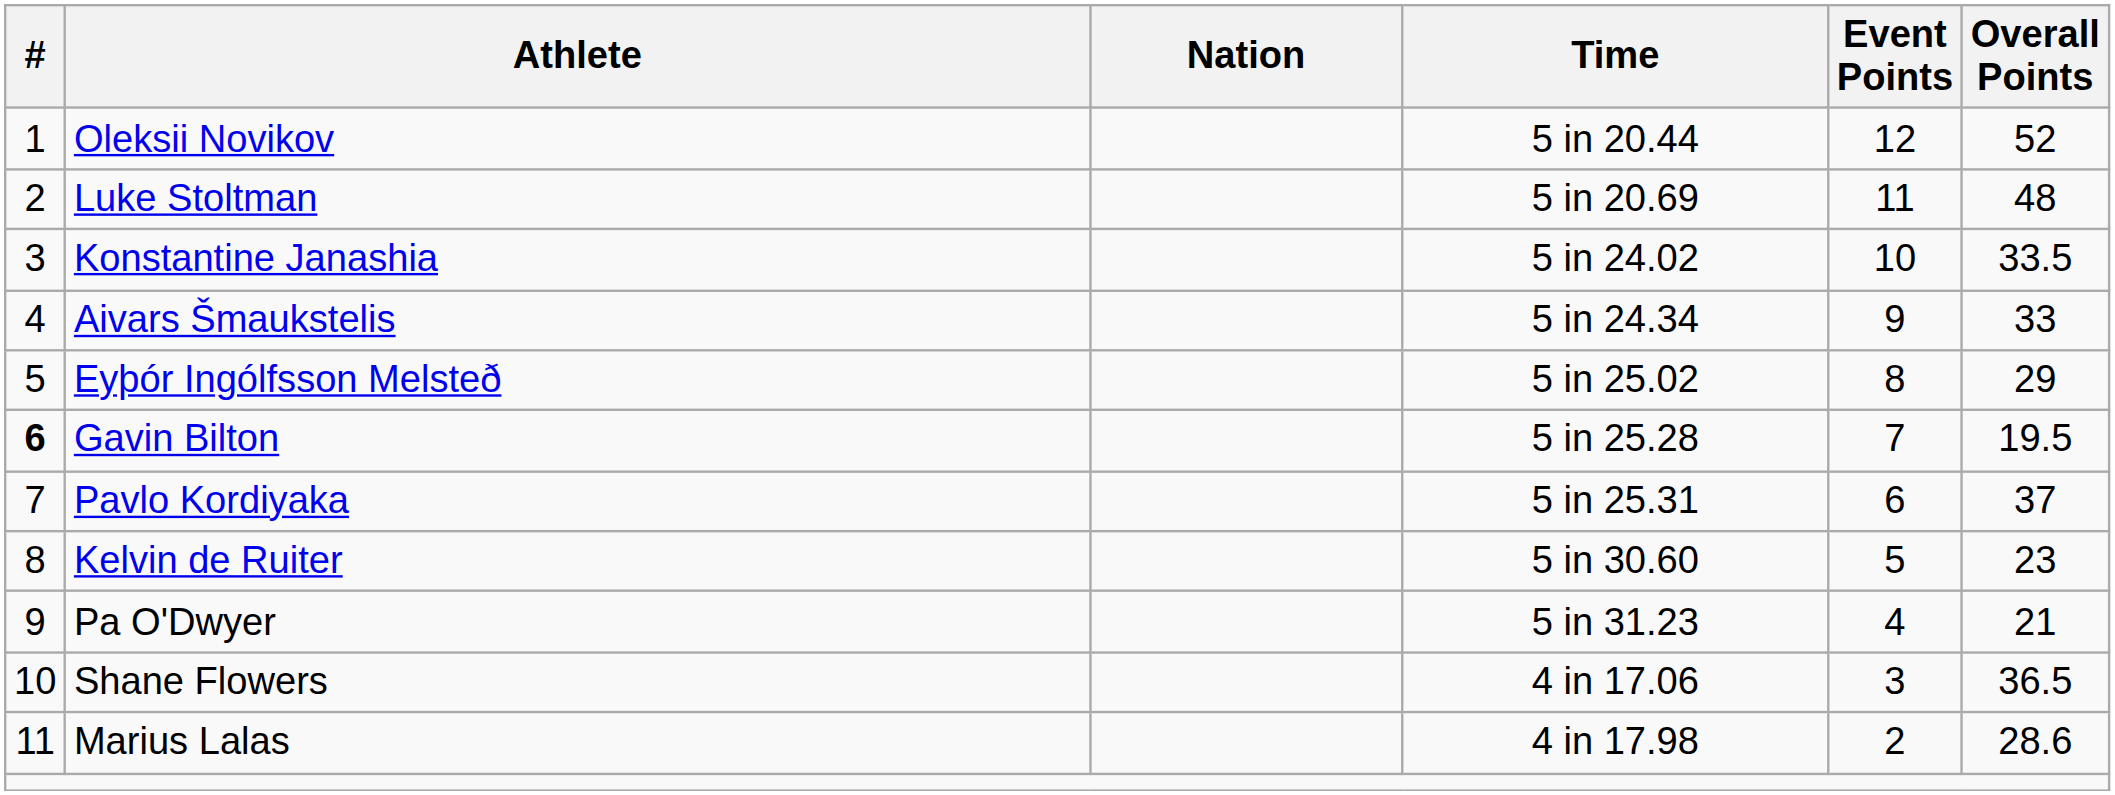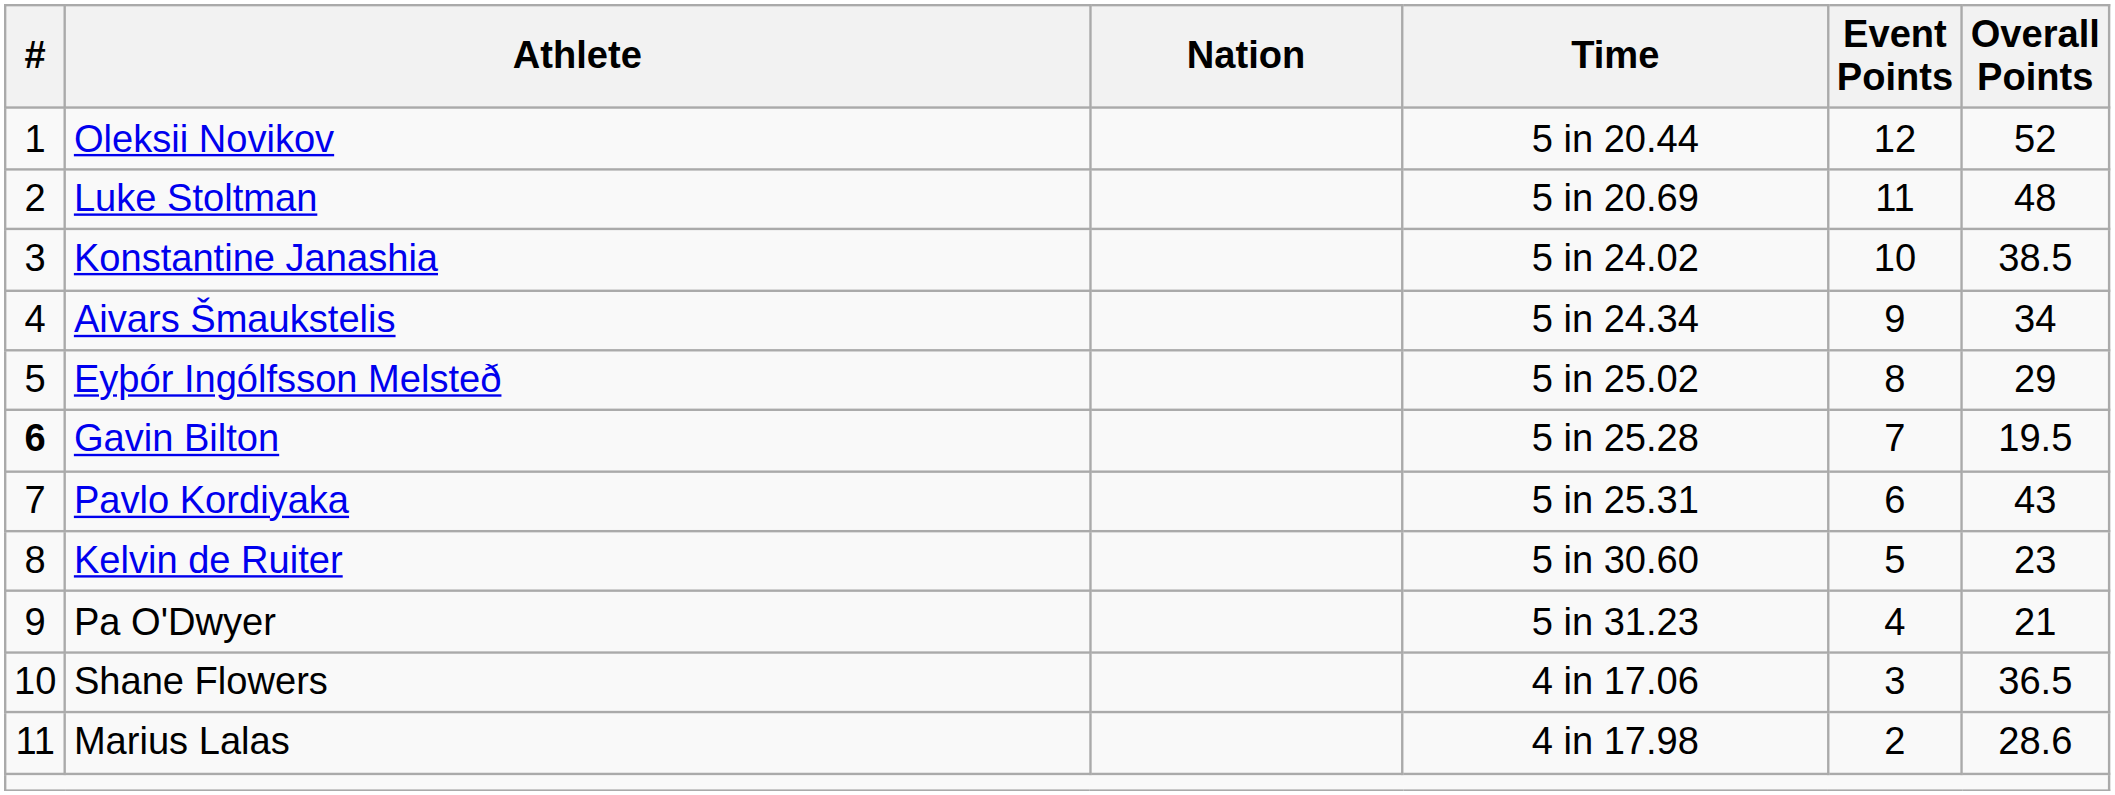(2035, 258) 33.5 -> (2035, 258) 38.5
(2035, 319) 33 -> (2035, 319) 34
(2035, 500) 37 -> (2035, 500) 43
